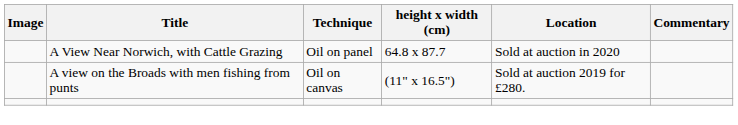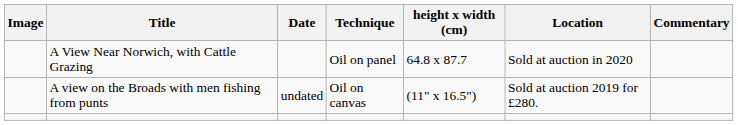+ column: (302, 22)
